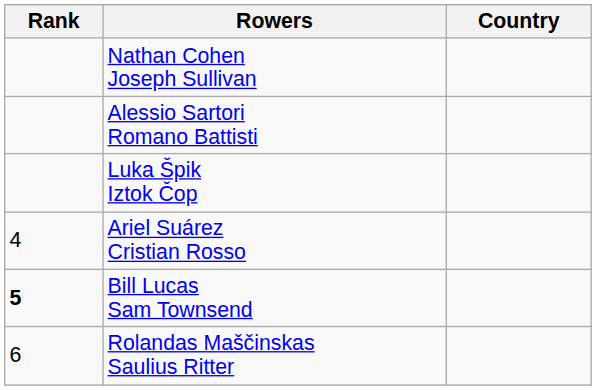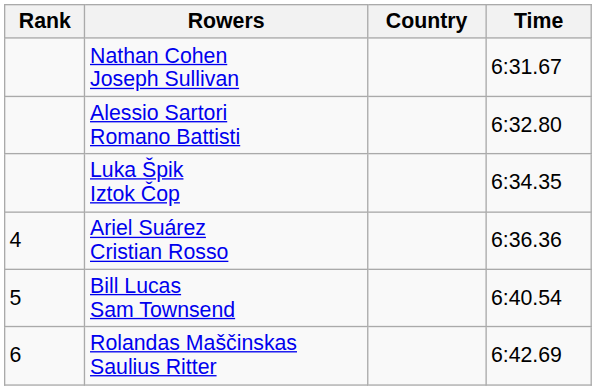+ column: (539, 21)
(15, 297) bold -> (15, 297) normal
